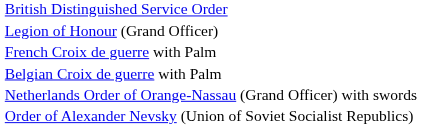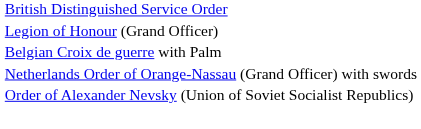- row: (111, 52)
